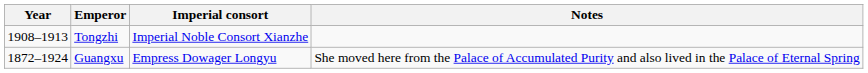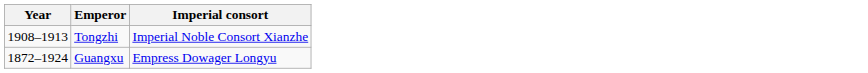- column: (587, 15)
